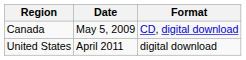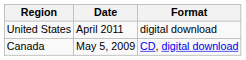rows swapped: (26, 30) <-> (39, 47)
